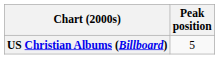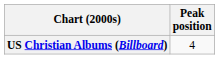(192, 44) 5 -> (192, 44) 4
